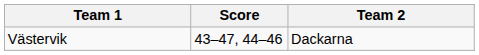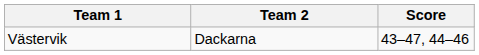columns swapped: (381, 15) <-> (239, 15)
